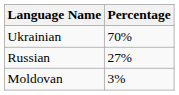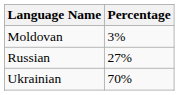rows swapped: (34, 36) <-> (35, 79)
